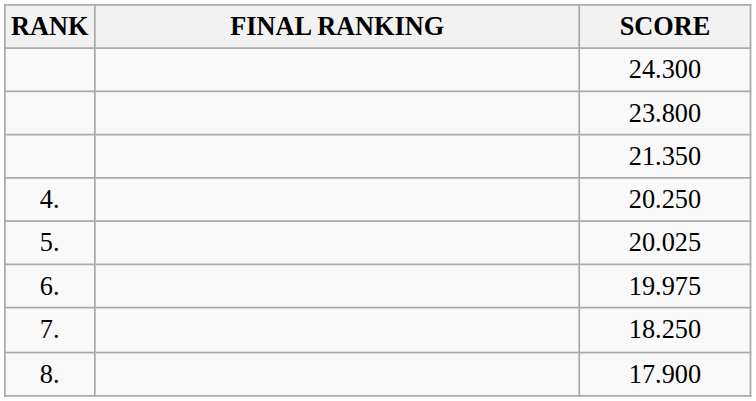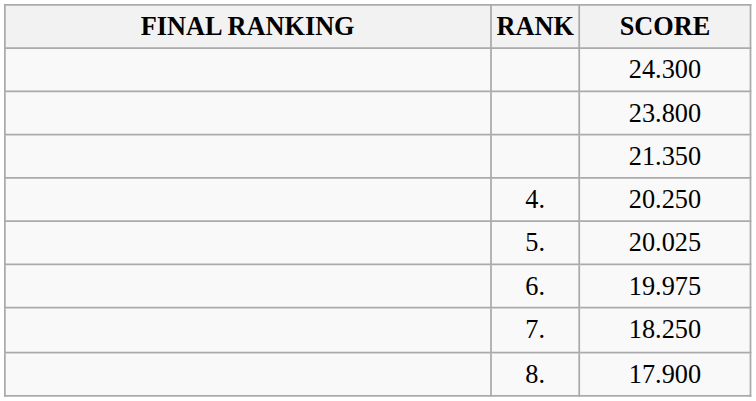columns swapped: (50, 26) <-> (337, 26)
